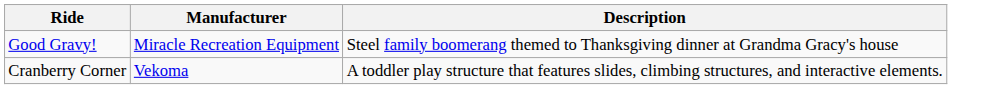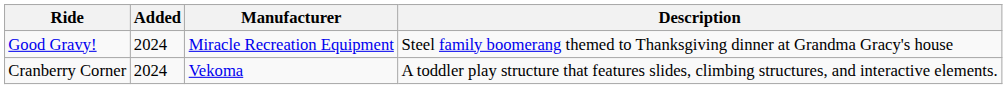+ column: (157, 17)
